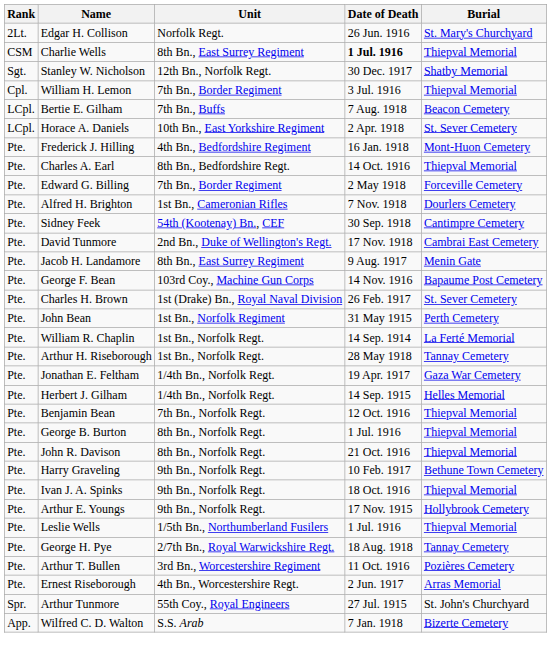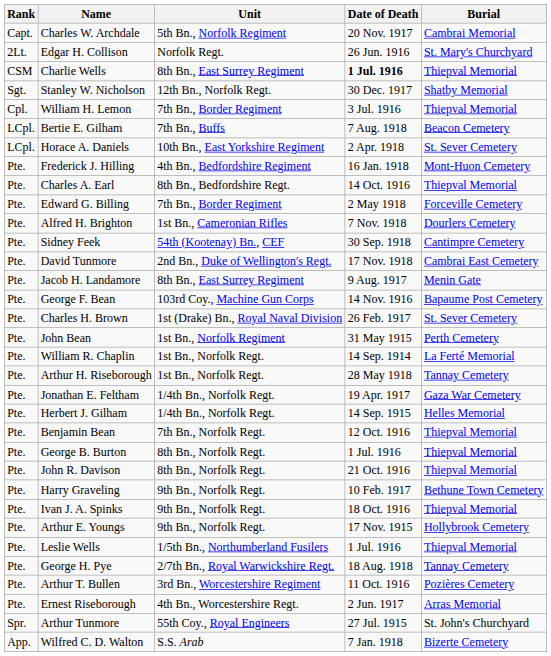+ row: (90, 33)
